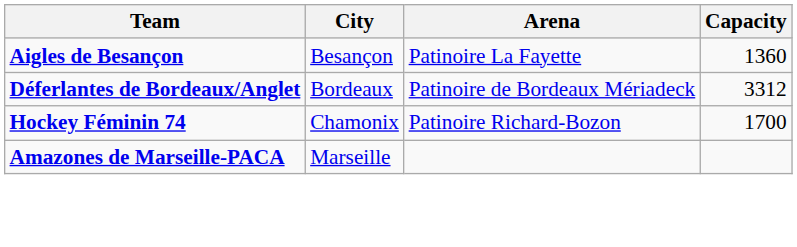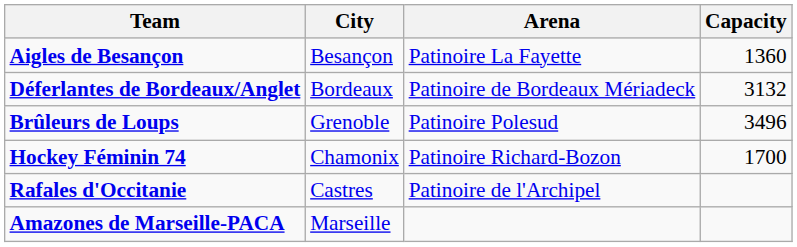(765, 88) 3312 -> (765, 88) 3132
+ row: (94, 122)
+ row: (98, 190)
